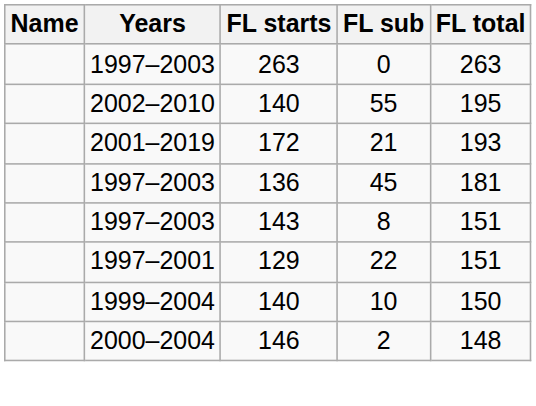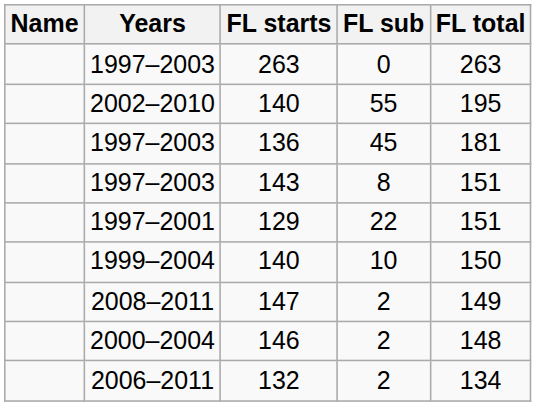- row: (152, 143)
+ row: (152, 301)
+ row: (152, 380)
